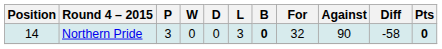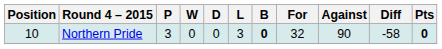(32, 33) 14 -> (32, 33) 10
